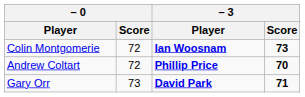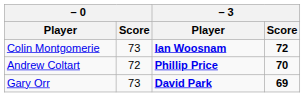(134, 48) 72 -> (134, 48) 73
(282, 48) 73 -> (282, 48) 72
(282, 83) 71 -> (282, 83) 69
